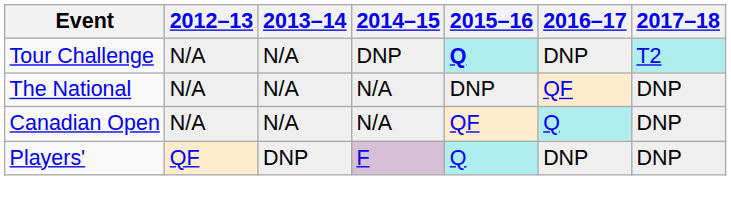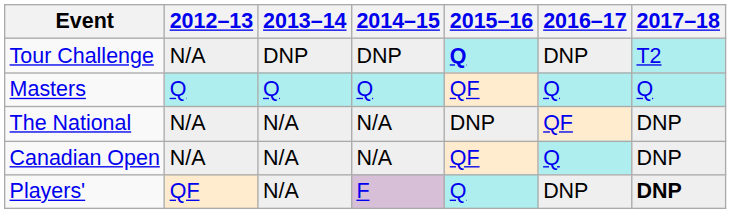(281, 55) N/A -> (286, 55) DNP
+ row: (48, 89)
(286, 157) DNP -> (281, 191) N/A
(659, 157) normal -> (659, 191) bold
